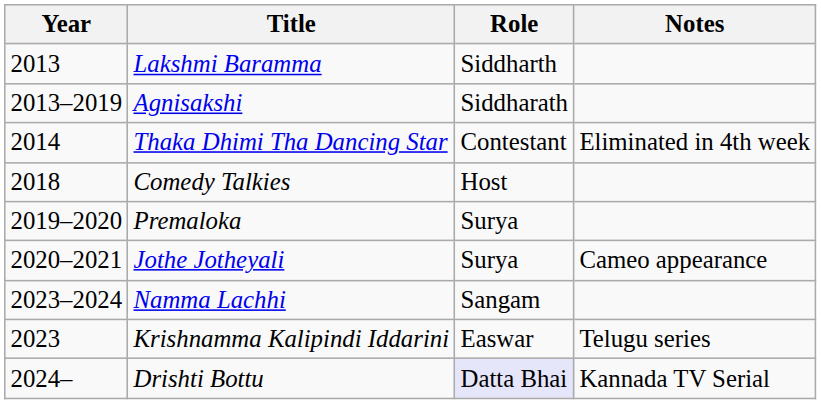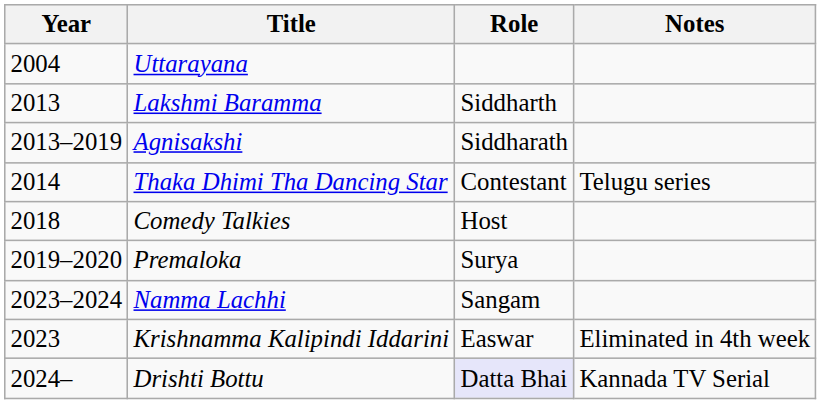+ row: (191, 63)
(695, 142) Eliminated in 4th week -> (645, 181) Telugu series
- row: (209, 260)
(645, 338) Telugu series -> (695, 338) Eliminated in 4th week
